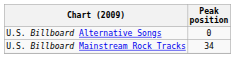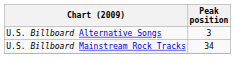(209, 33) 0 -> (209, 33) 3
